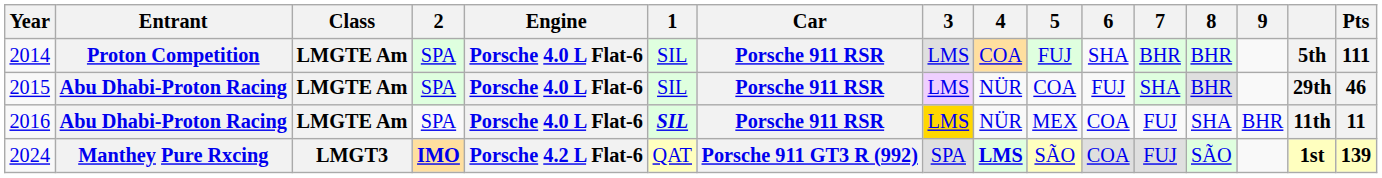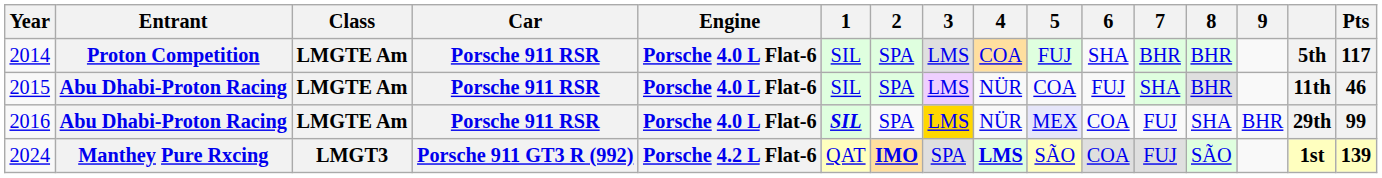columns swapped: (810, 21) <-> (438, 21)
(1356, 55) 111 -> (1356, 55) 117
(1312, 88) 29th -> (1312, 88) 11th
(1055, 122) no background -> (1055, 122) lavender background
(1312, 122) 11th -> (1312, 122) 29th
(1356, 122) 11 -> (1356, 122) 99
